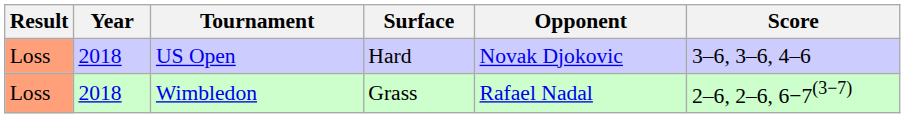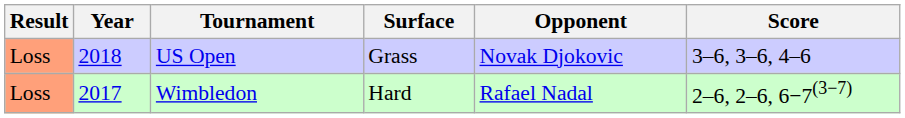(390, 55) Hard -> (393, 55) Grass
(100, 93) 2018 -> (100, 93) 2017
(393, 93) Grass -> (390, 93) Hard
